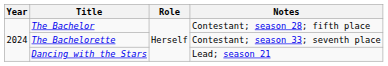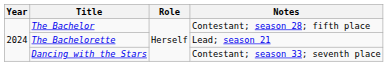(286, 40) Contestant; season 33; seventh place -> (231, 40) Lead; season 21
(231, 54) Lead; season 21 -> (286, 54) Contestant; season 33; seventh place
